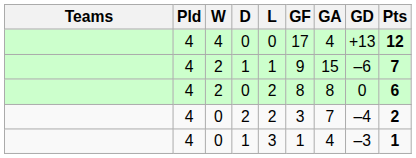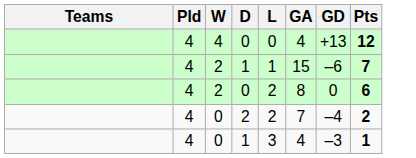- column: (300, 16)
